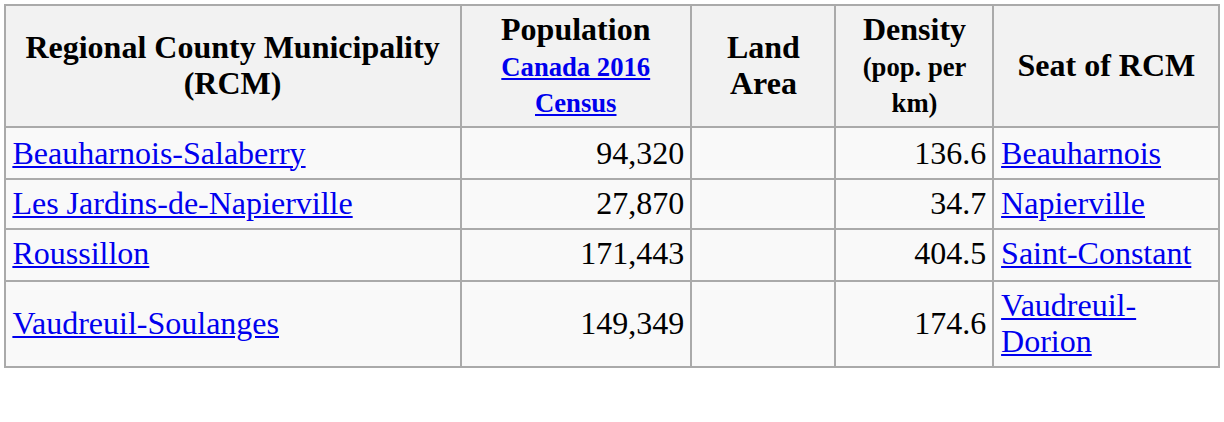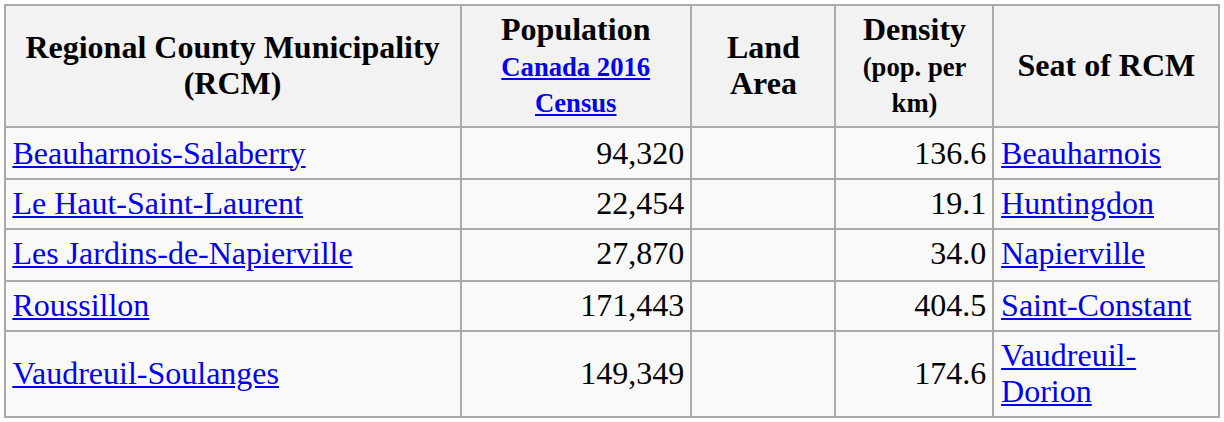+ row: (158, 203)
(958, 203) 34.7 -> (958, 254) 34.0
